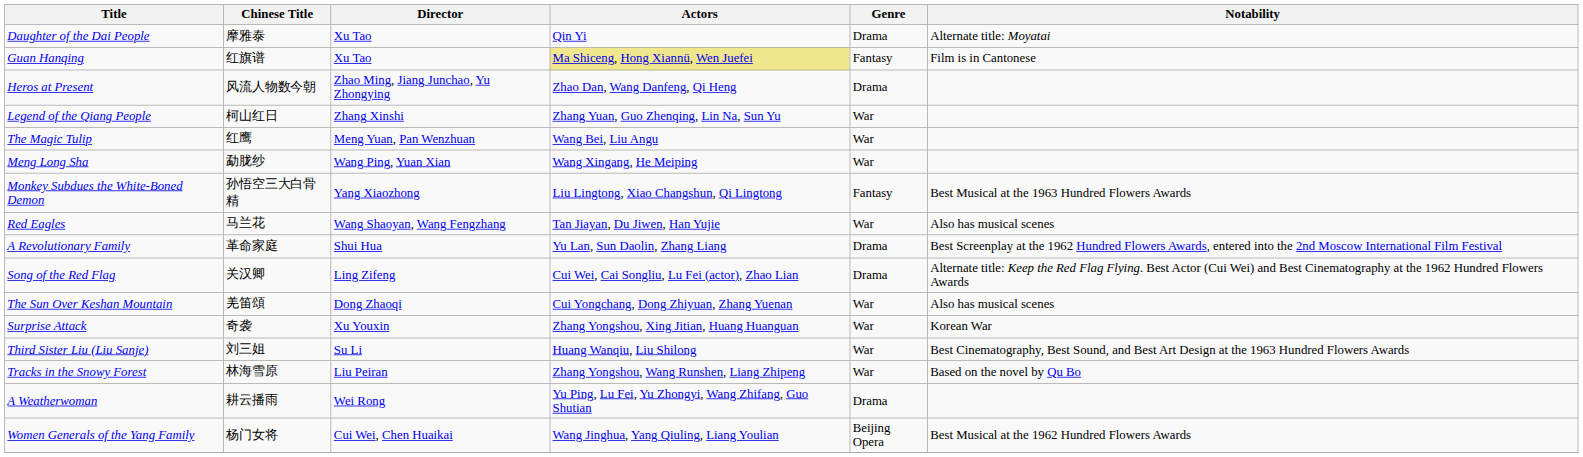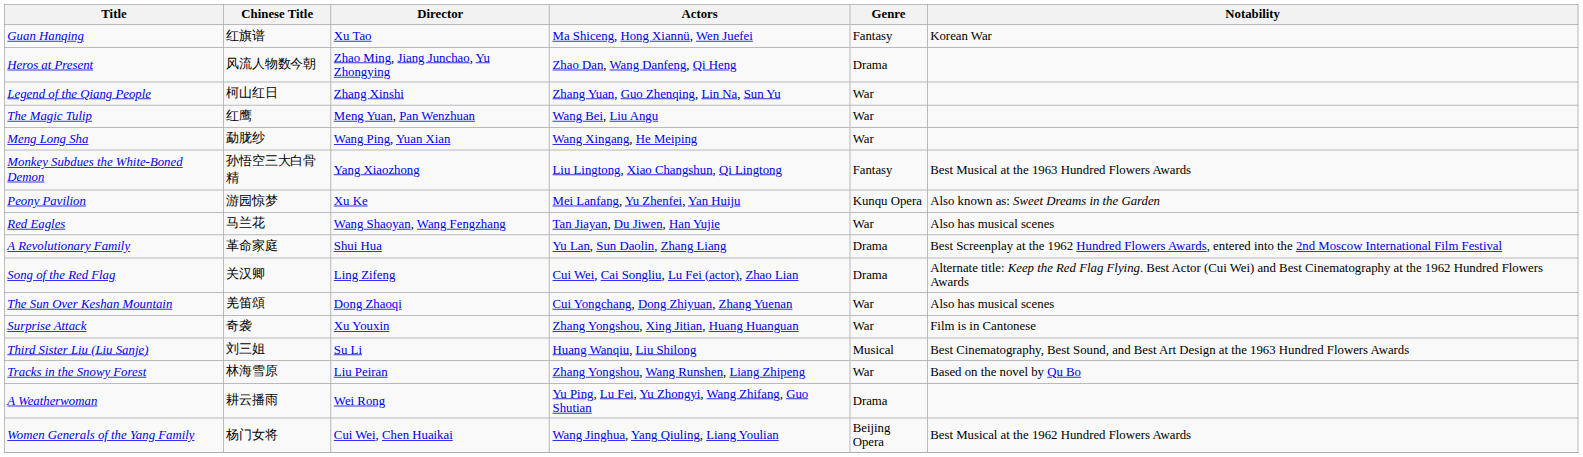- row: (78, 36)
(653, 58) khaki background -> (653, 36) no background
(983, 58) Film is in Cantonese -> (961, 36) Korean War
+ row: (47, 201)
(961, 326) Korean War -> (983, 326) Film is in Cantonese
(863, 349) War -> (873, 349) Musical
